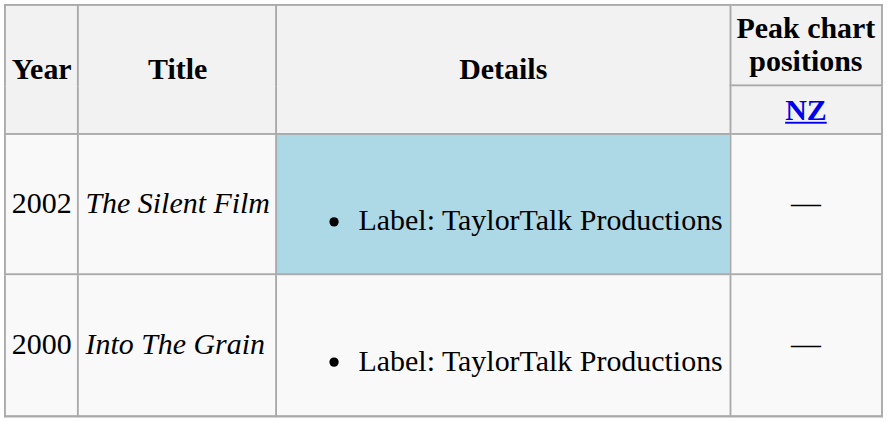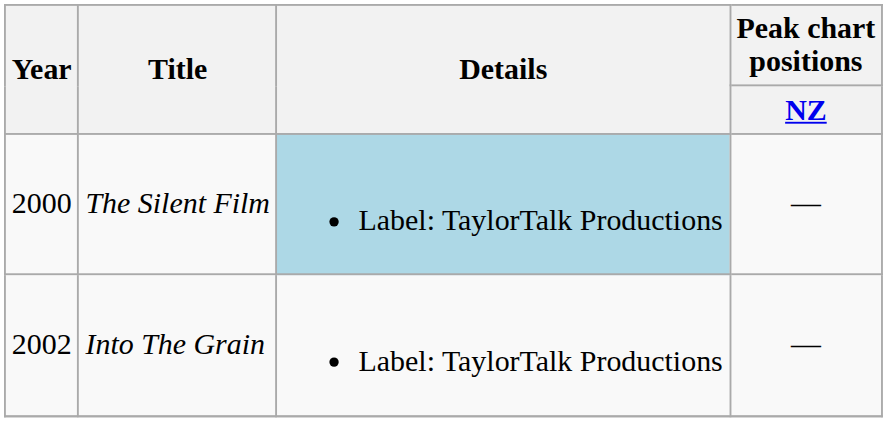(42, 203) 2002 -> (42, 203) 2000
(42, 344) 2000 -> (42, 344) 2002
